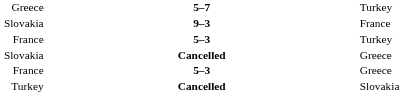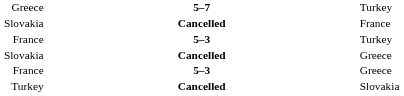(202, 23) 9–3 -> (202, 23) Cancelled
